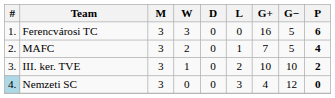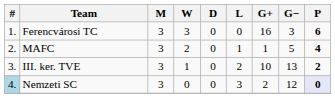(292, 31) 5 -> (292, 31) 3
(265, 48) 7 -> (265, 48) 1
(292, 66) 10 -> (292, 66) 13
(265, 84) 4 -> (265, 84) 2
(318, 84) no background -> (318, 84) lavender background
